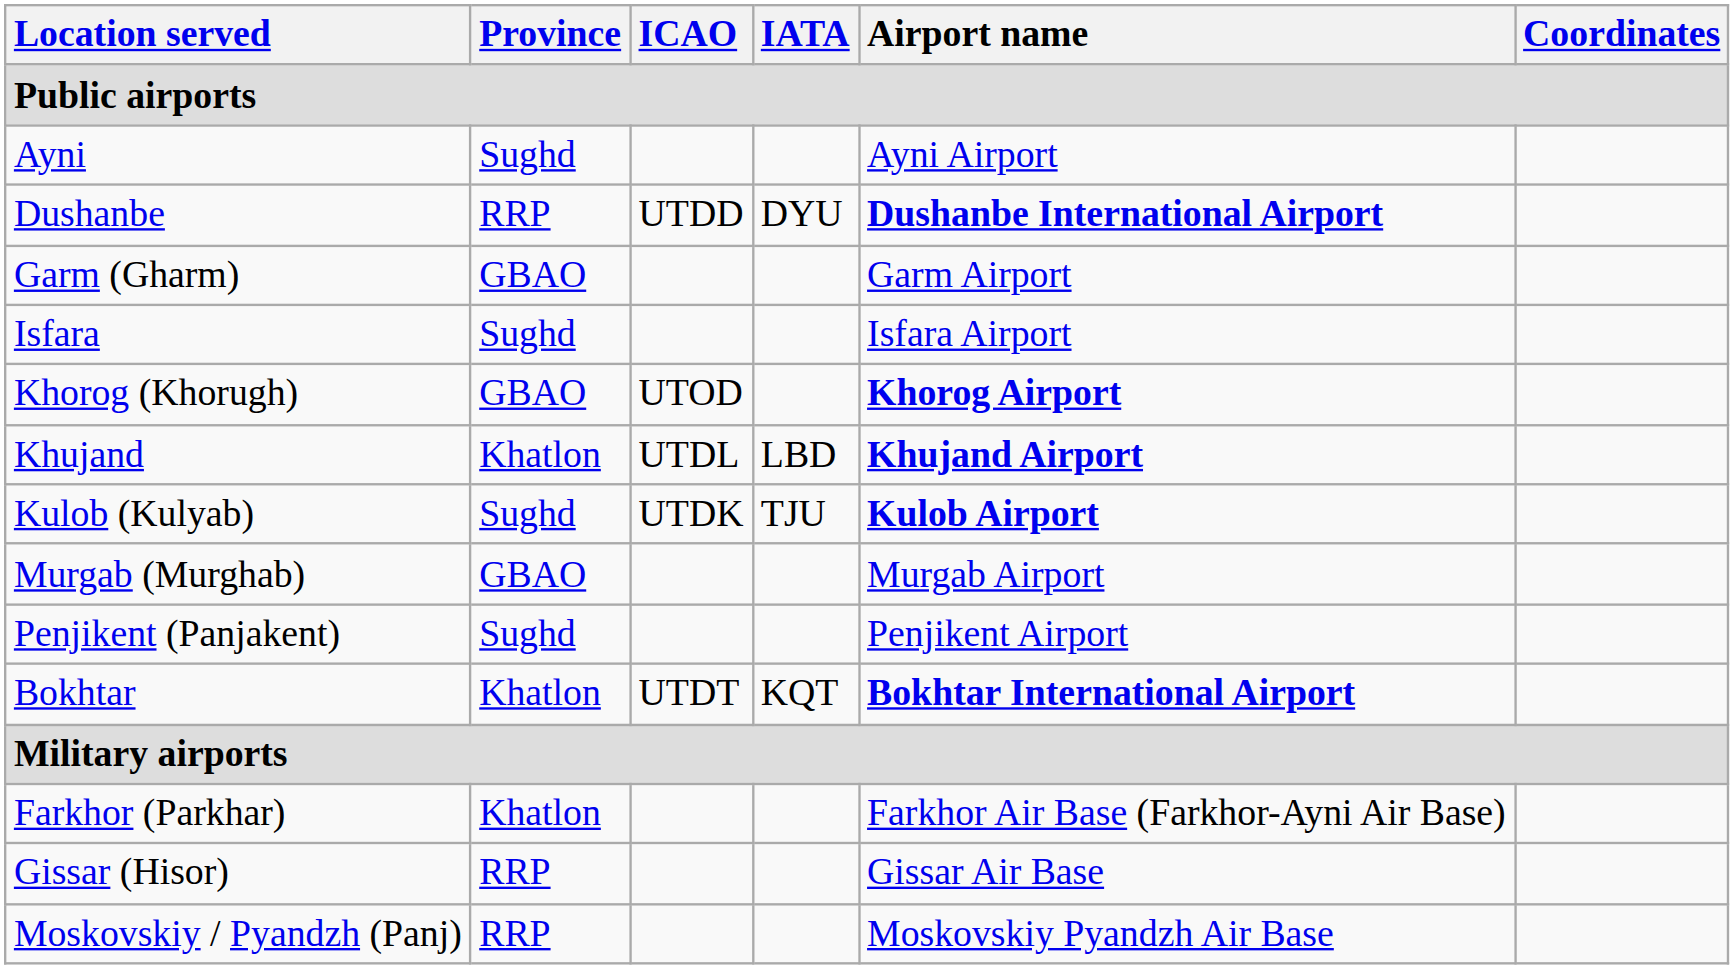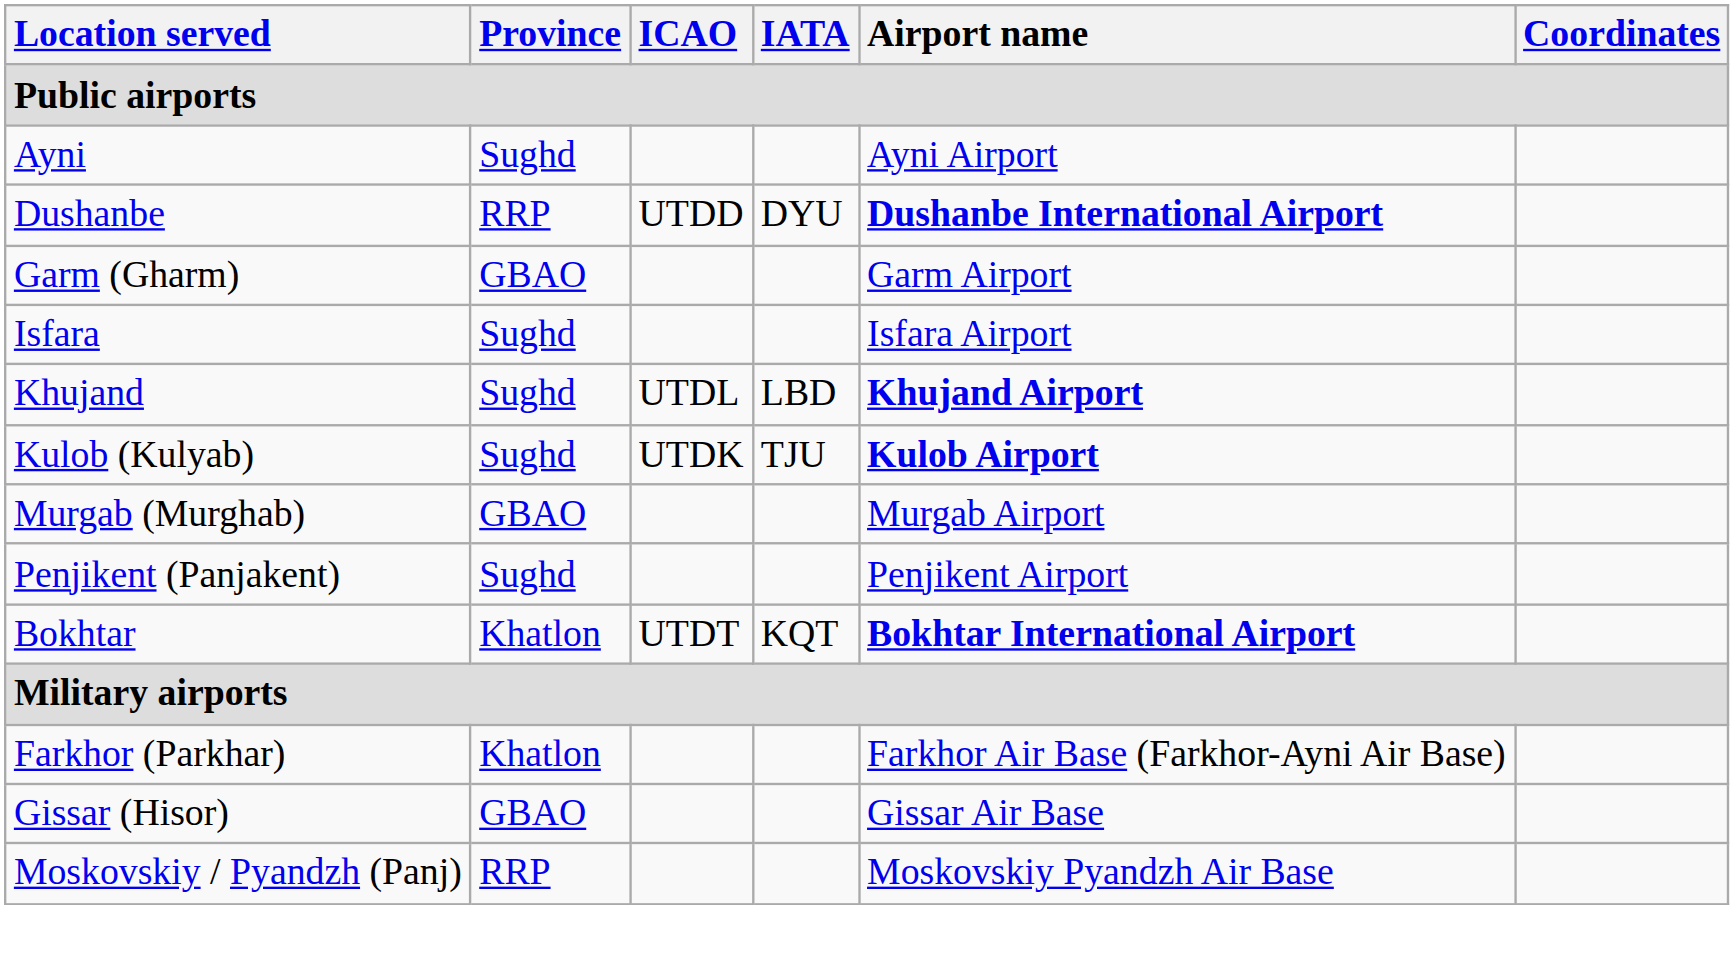- row: (156, 393)
(540, 453) Khatlon -> (527, 393) Sughd
(515, 872) RRP -> (533, 812) GBAO
